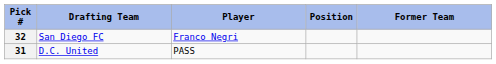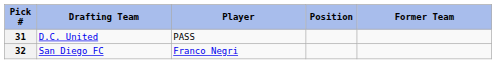rows swapped: (20, 51) <-> (20, 37)
